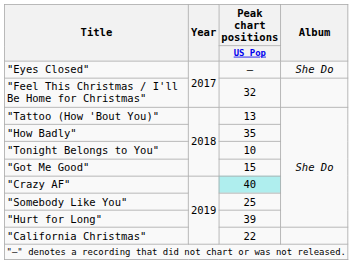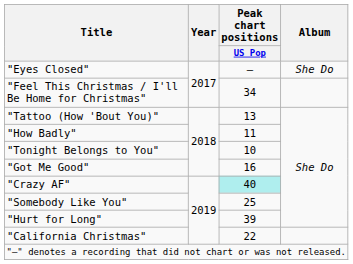(250, 93) 32 -> (250, 93) 34
(250, 133) 35 -> (250, 133) 11
(250, 167) 15 -> (250, 167) 16
